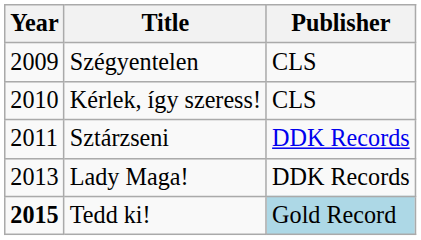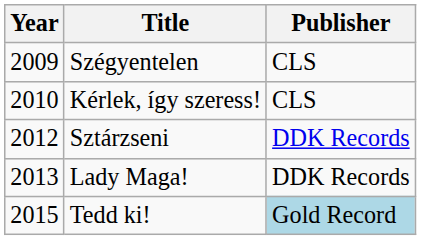(34, 138) 2011 -> (34, 138) 2012
(34, 215) bold -> (34, 215) normal
